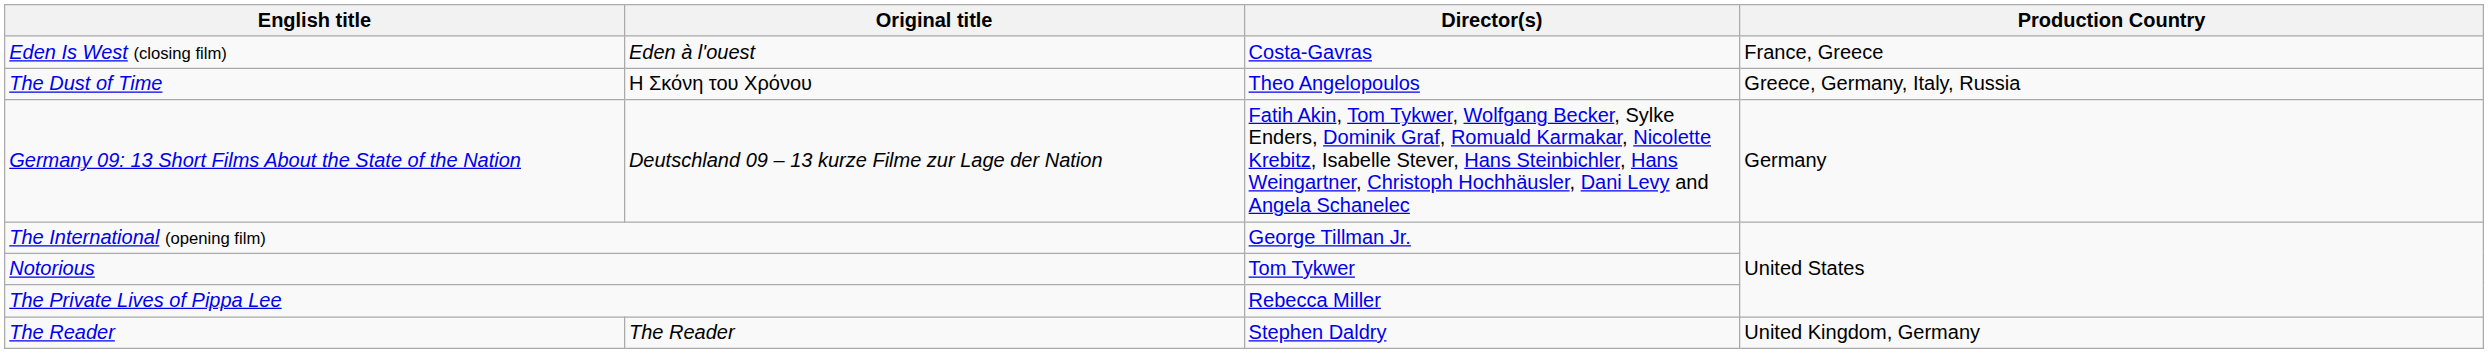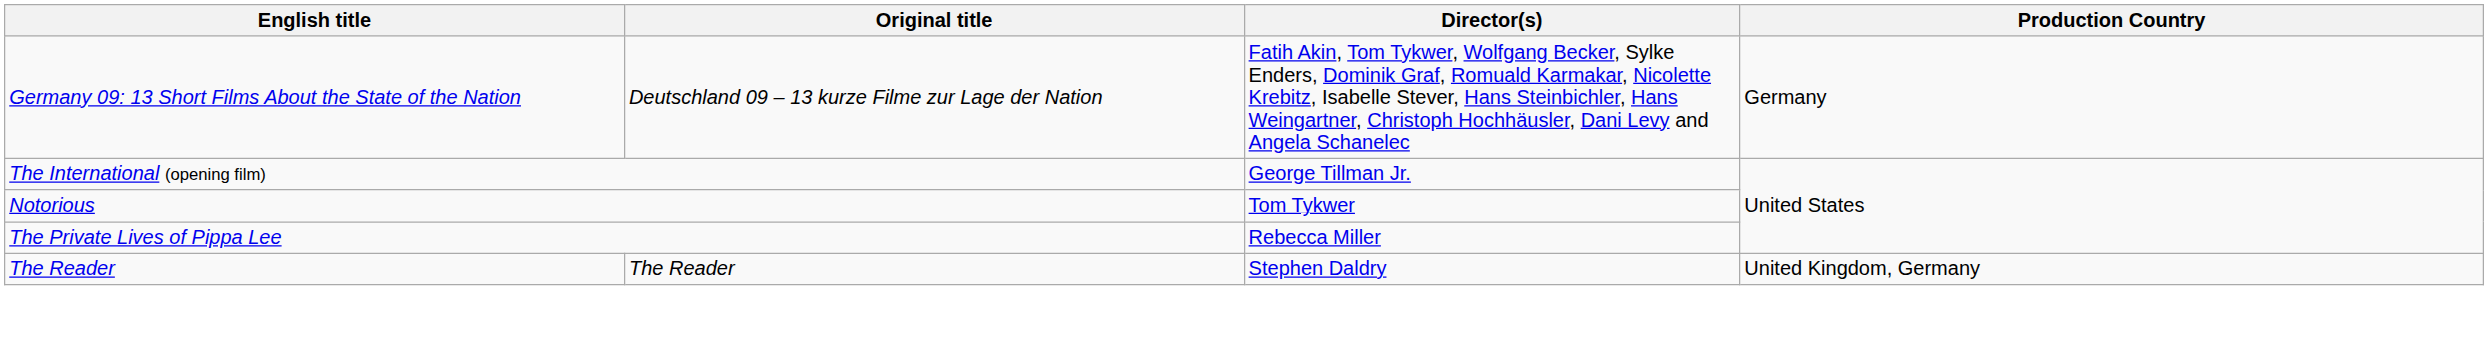- row: (118, 52)
- row: (86, 83)
